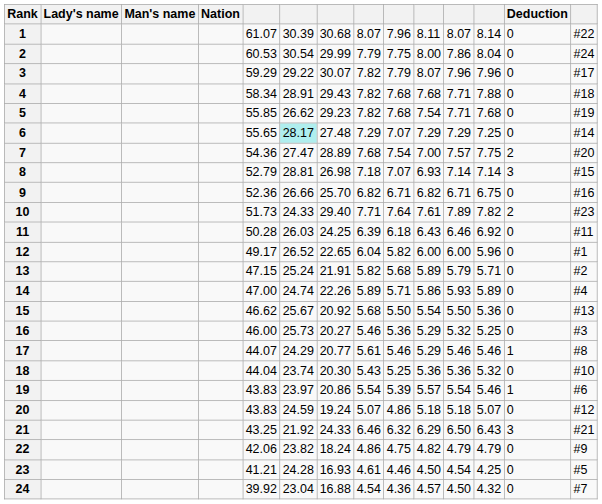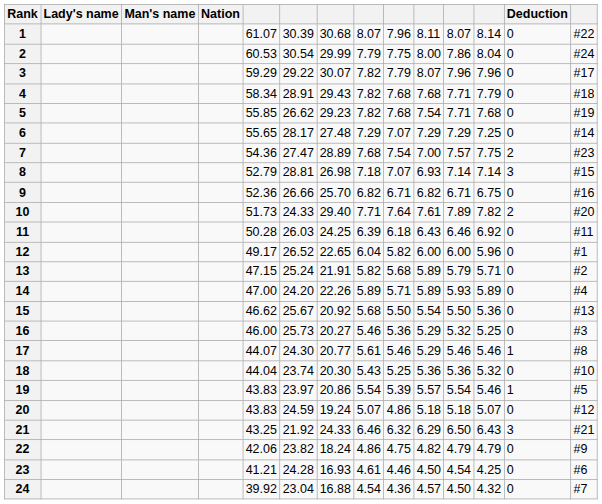(489, 93) 7.88 -> (489, 93) 7.79
(298, 133) paleturquoise background -> (298, 133) no background
(584, 152) #20 -> (584, 152) #23
(584, 212) #23 -> (584, 212) #20
(298, 291) 24.74 -> (298, 291) 24.20
(429, 291) 5.86 -> (429, 291) 5.89
(298, 350) 24.29 -> (298, 350) 24.30
(581, 390) #6 -> (581, 390) #5
(581, 469) #5 -> (581, 469) #6
